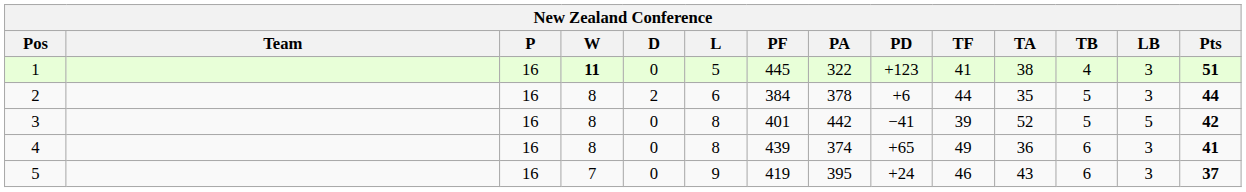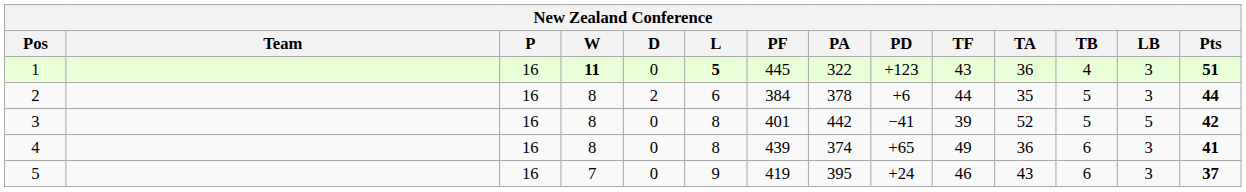(716, 69) normal -> (716, 69) bold
(963, 69) 41 -> (963, 69) 43
(1025, 69) 38 -> (1025, 69) 36
